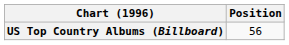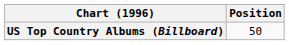(255, 31) 56 -> (255, 31) 50
